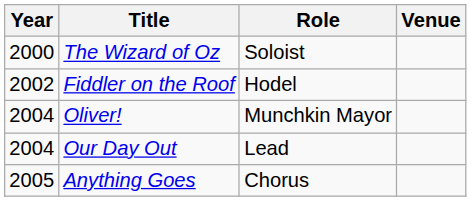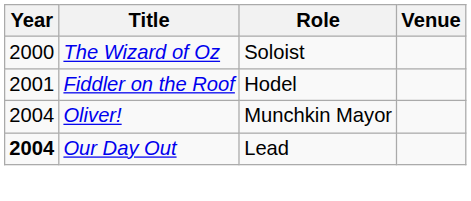(32, 84) 2002 -> (32, 84) 2001
(32, 148) normal -> (32, 148) bold
- row: (130, 180)
